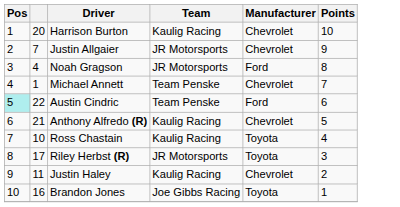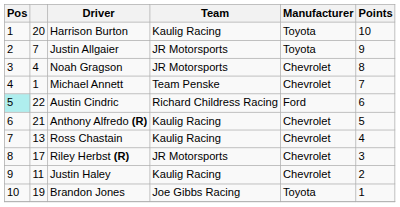(269, 31) Chevrolet -> (299, 31) Toyota
(269, 48) Chevrolet -> (299, 48) Toyota
(257, 66) Ford -> (307, 66) Chevrolet
(186, 102) Team Penske -> (215, 102) Richard Childress Racing
(39, 138) 10 -> (39, 138) 13
(262, 138) Toyota -> (307, 138) Chevrolet
(262, 156) Toyota -> (307, 156) Chevrolet
(39, 192) 16 -> (39, 192) 19
